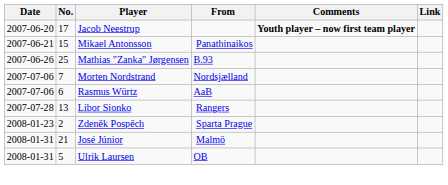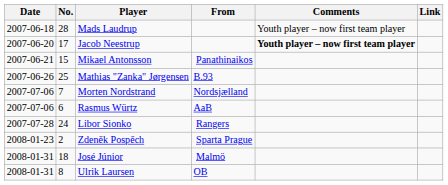+ row: (107, 28)
(63, 108) 13 -> (63, 124) 24
(63, 140) 21 -> (63, 156) 18
(61, 156) 5 -> (61, 172) 8
